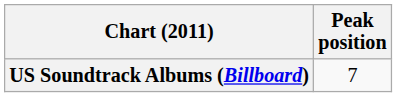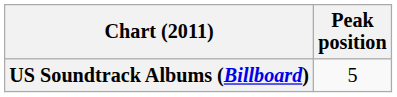(352, 75) 7 -> (352, 75) 5
